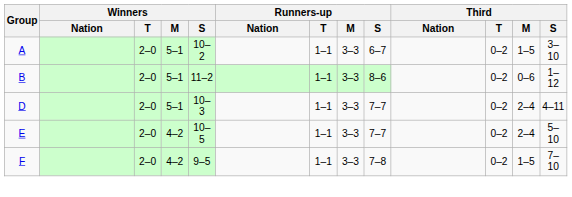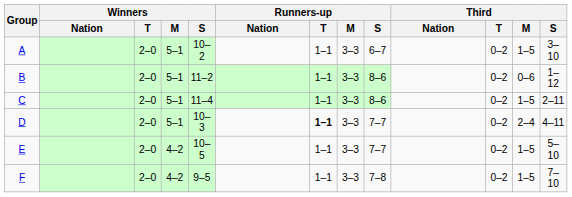+ row: (22, 100)
(323, 106) normal -> (323, 122) bold
(526, 134) 2–4 -> (526, 150) 1–5
